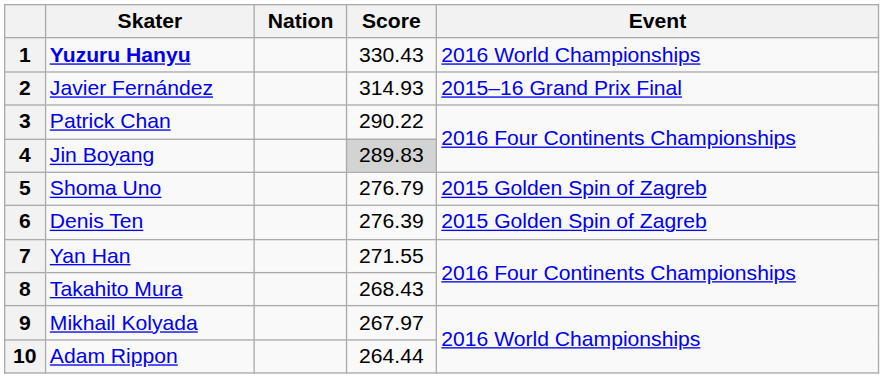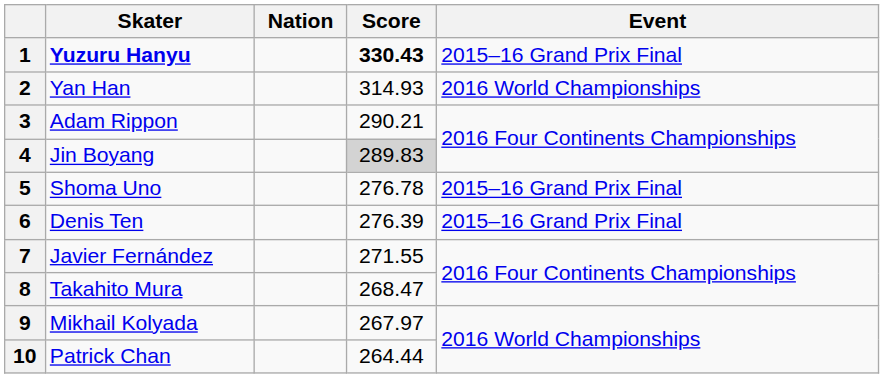(391, 54) normal -> (391, 54) bold
(571, 54) 2016 World Championships -> (562, 54) 2015–16 Grand Prix Final
(131, 88) Javier Fernández -> (90, 88) Yan Han
(562, 88) 2015–16 Grand Prix Final -> (571, 88) 2016 World Championships
(110, 121) Patrick Chan -> (114, 121) Adam Rippon
(391, 121) 290.22 -> (391, 121) 290.21
(391, 188) 276.79 -> (391, 188) 276.78
(574, 188) 2015 Golden Spin of Zagreb -> (562, 188) 2015–16 Grand Prix Final
(574, 222) 2015 Golden Spin of Zagreb -> (562, 222) 2015–16 Grand Prix Final
(90, 255) Yan Han -> (131, 255) Javier Fernández
(391, 289) 268.43 -> (391, 289) 268.47
(114, 356) Adam Rippon -> (110, 356) Patrick Chan
